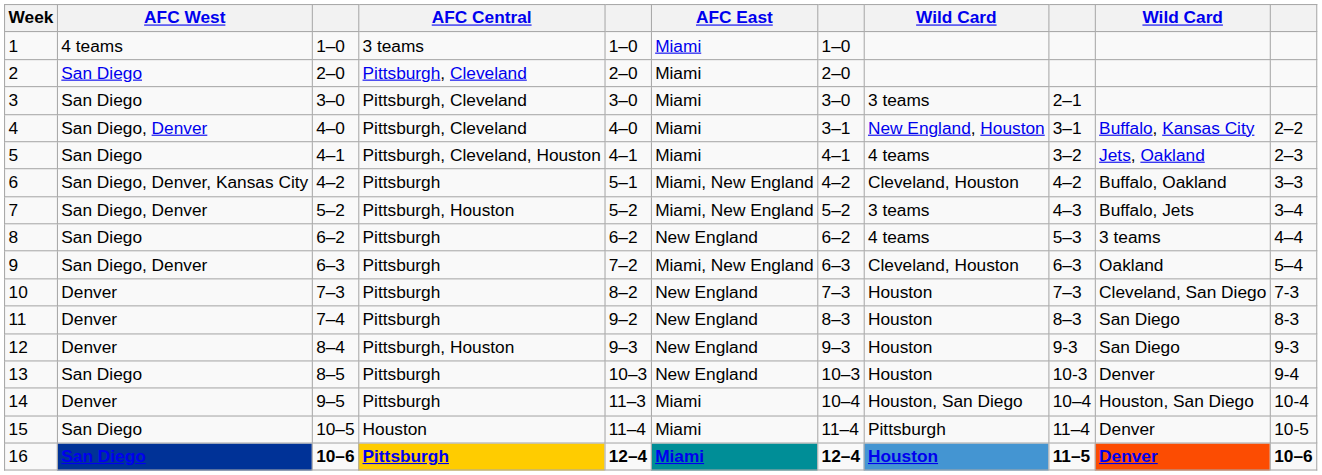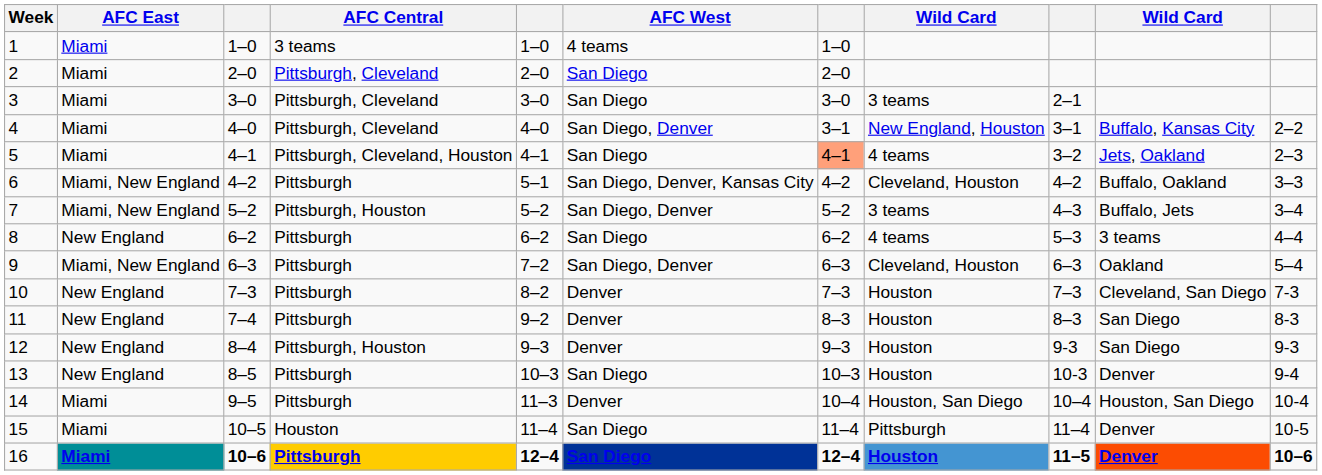columns swapped: (734, 18) <-> (185, 18)
(836, 155) no background -> (836, 155) lightsalmon background
